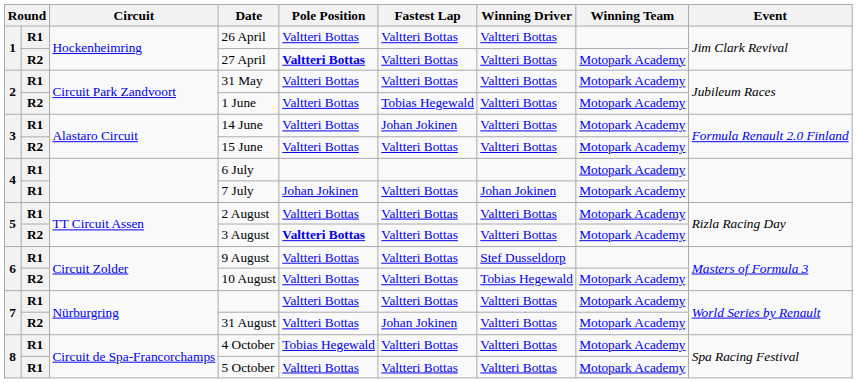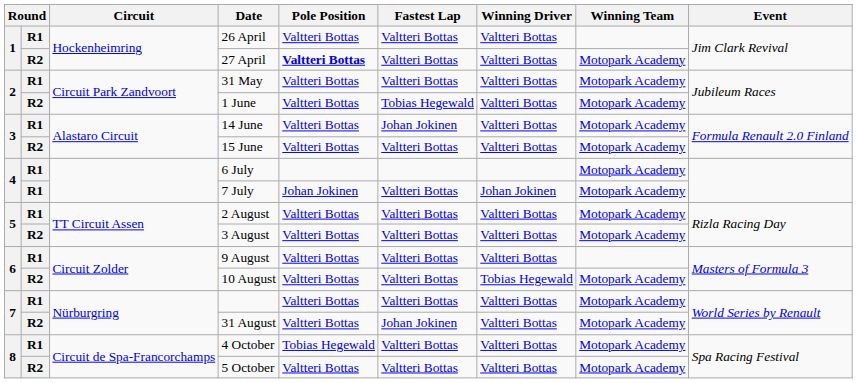(324, 234) bold -> (321, 234) normal
(523, 256) Stef Dusseldorp -> (519, 256) Valtteri Bottas
(35, 366) R1 -> (35, 366) R2
